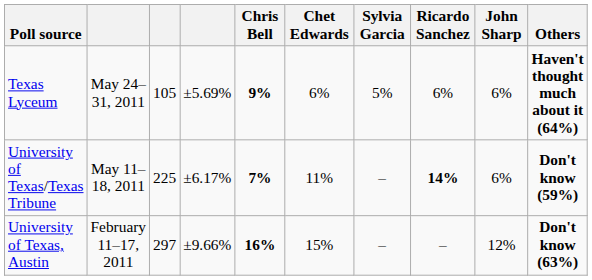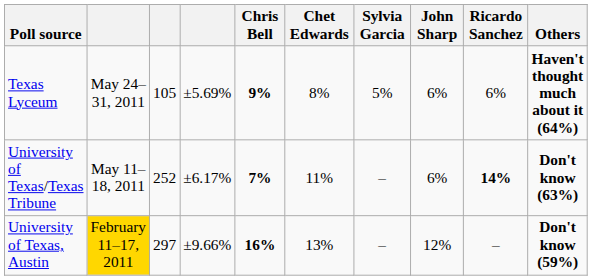columns swapped: (443, 25) <-> (502, 25)
(319, 92) 6% -> (319, 92) 8%
(165, 177) 225 -> (165, 177) 252
(558, 177) Don't know (59%) -> (558, 177) Don't know (63%)
(118, 245) no background -> (118, 245) gold background
(319, 245) 15% -> (319, 245) 13%
(558, 245) Don't know (63%) -> (558, 245) Don't know (59%)
